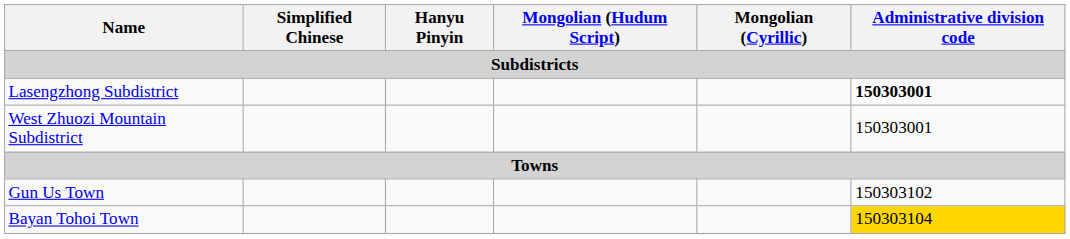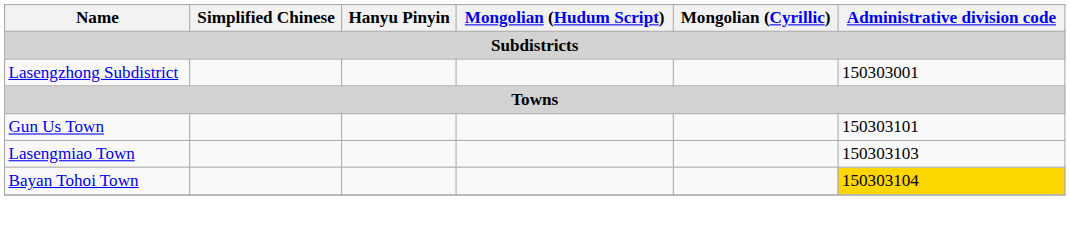(894, 91) bold -> (880, 72) normal
- row: (87, 128)
(894, 192) 150303102 -> (880, 126) 150303101
+ row: (72, 153)
